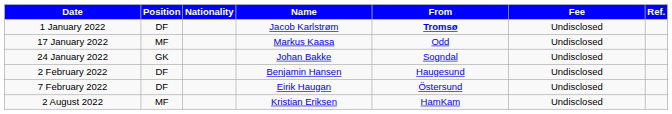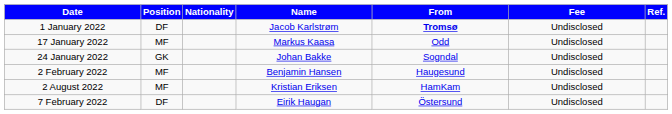(162, 72) DF -> (162, 72) MF
rows swapped: (73, 87) <-> (73, 102)
